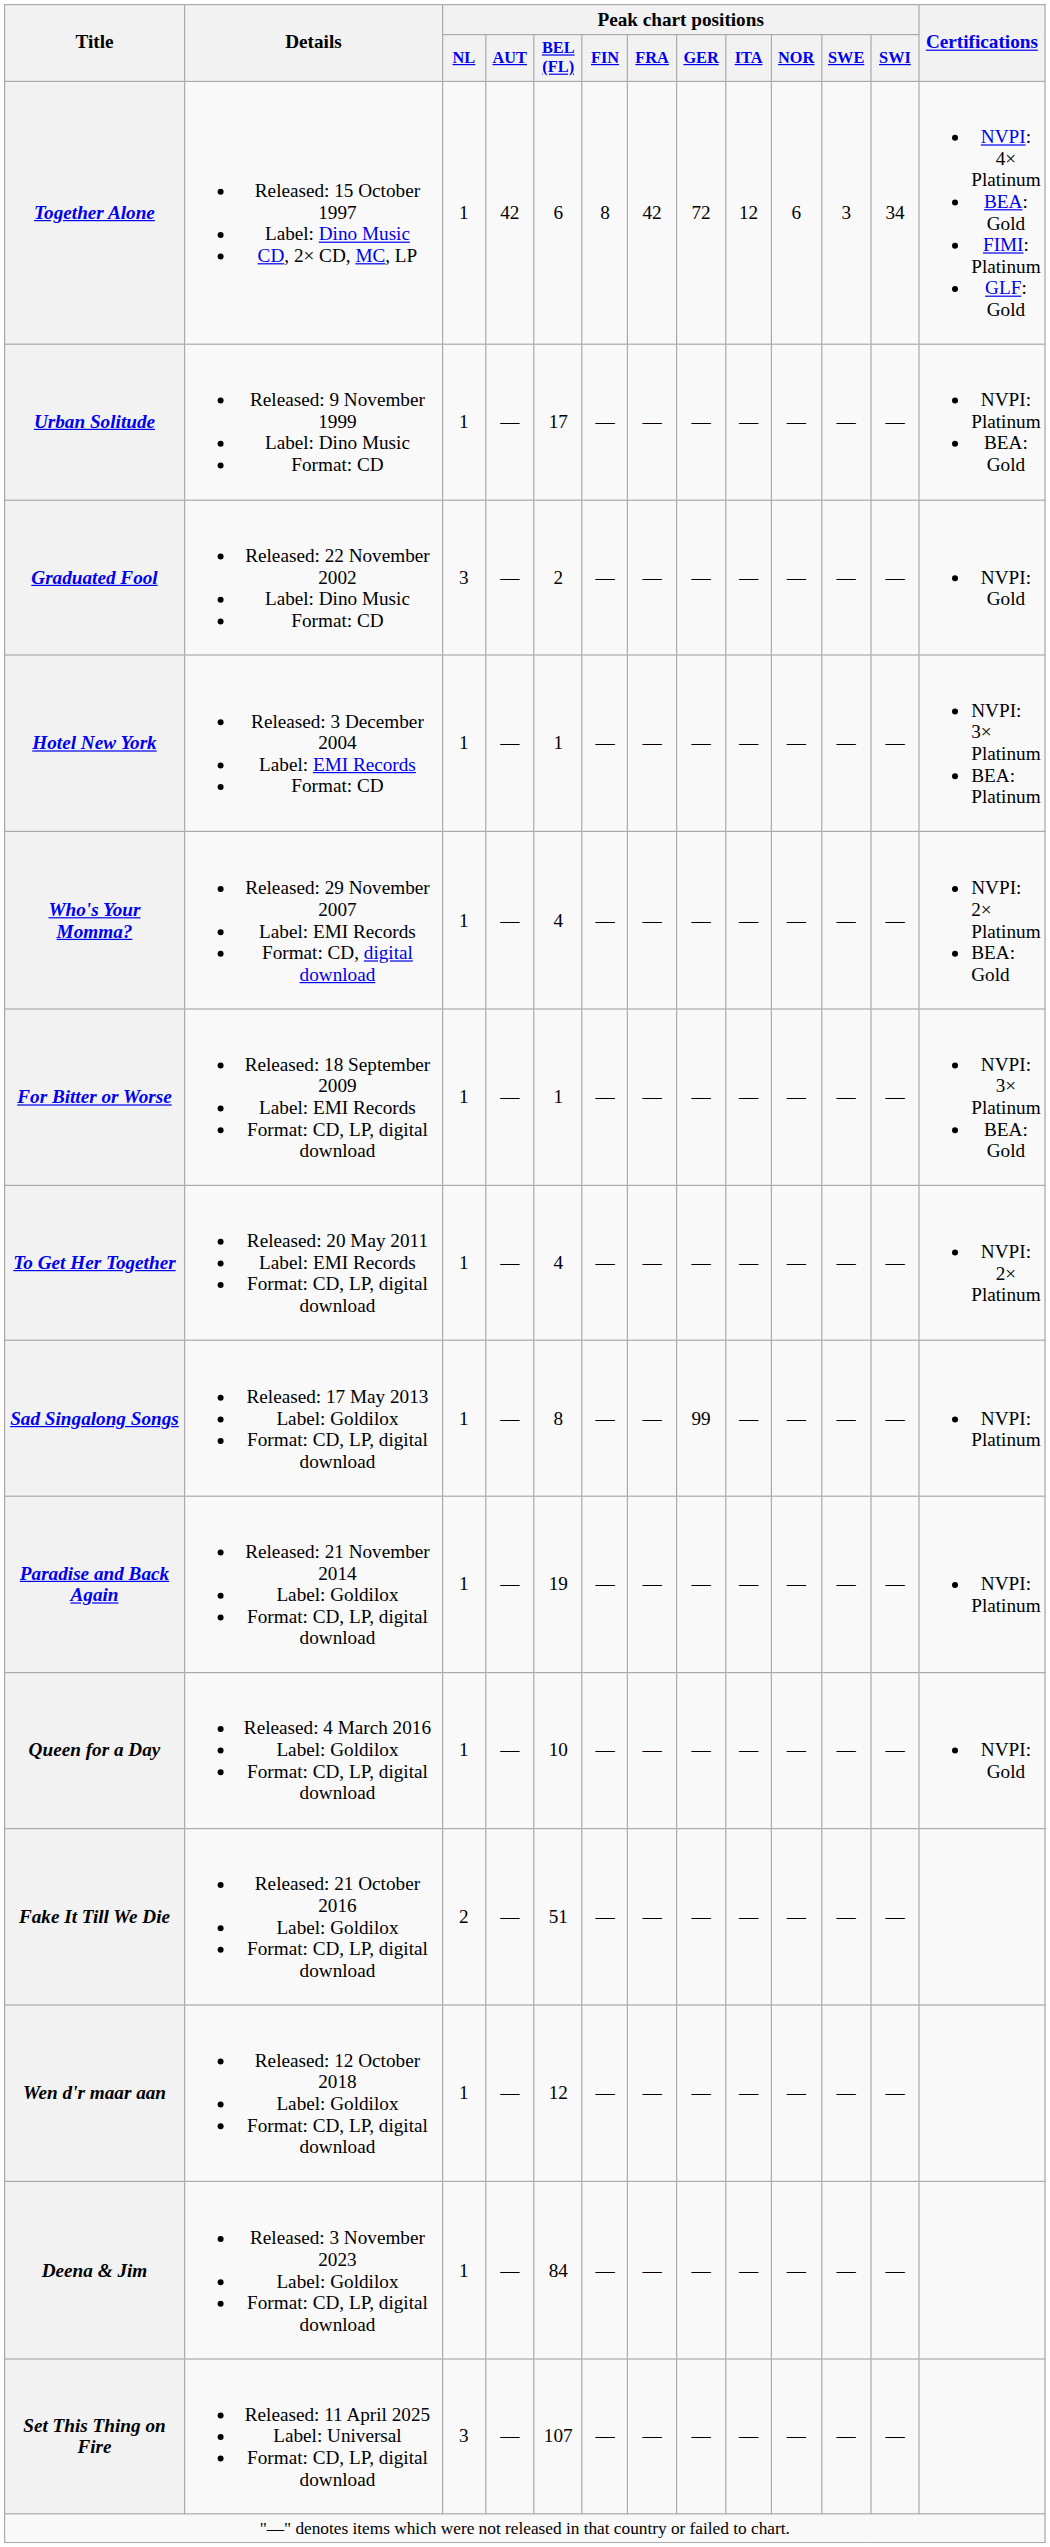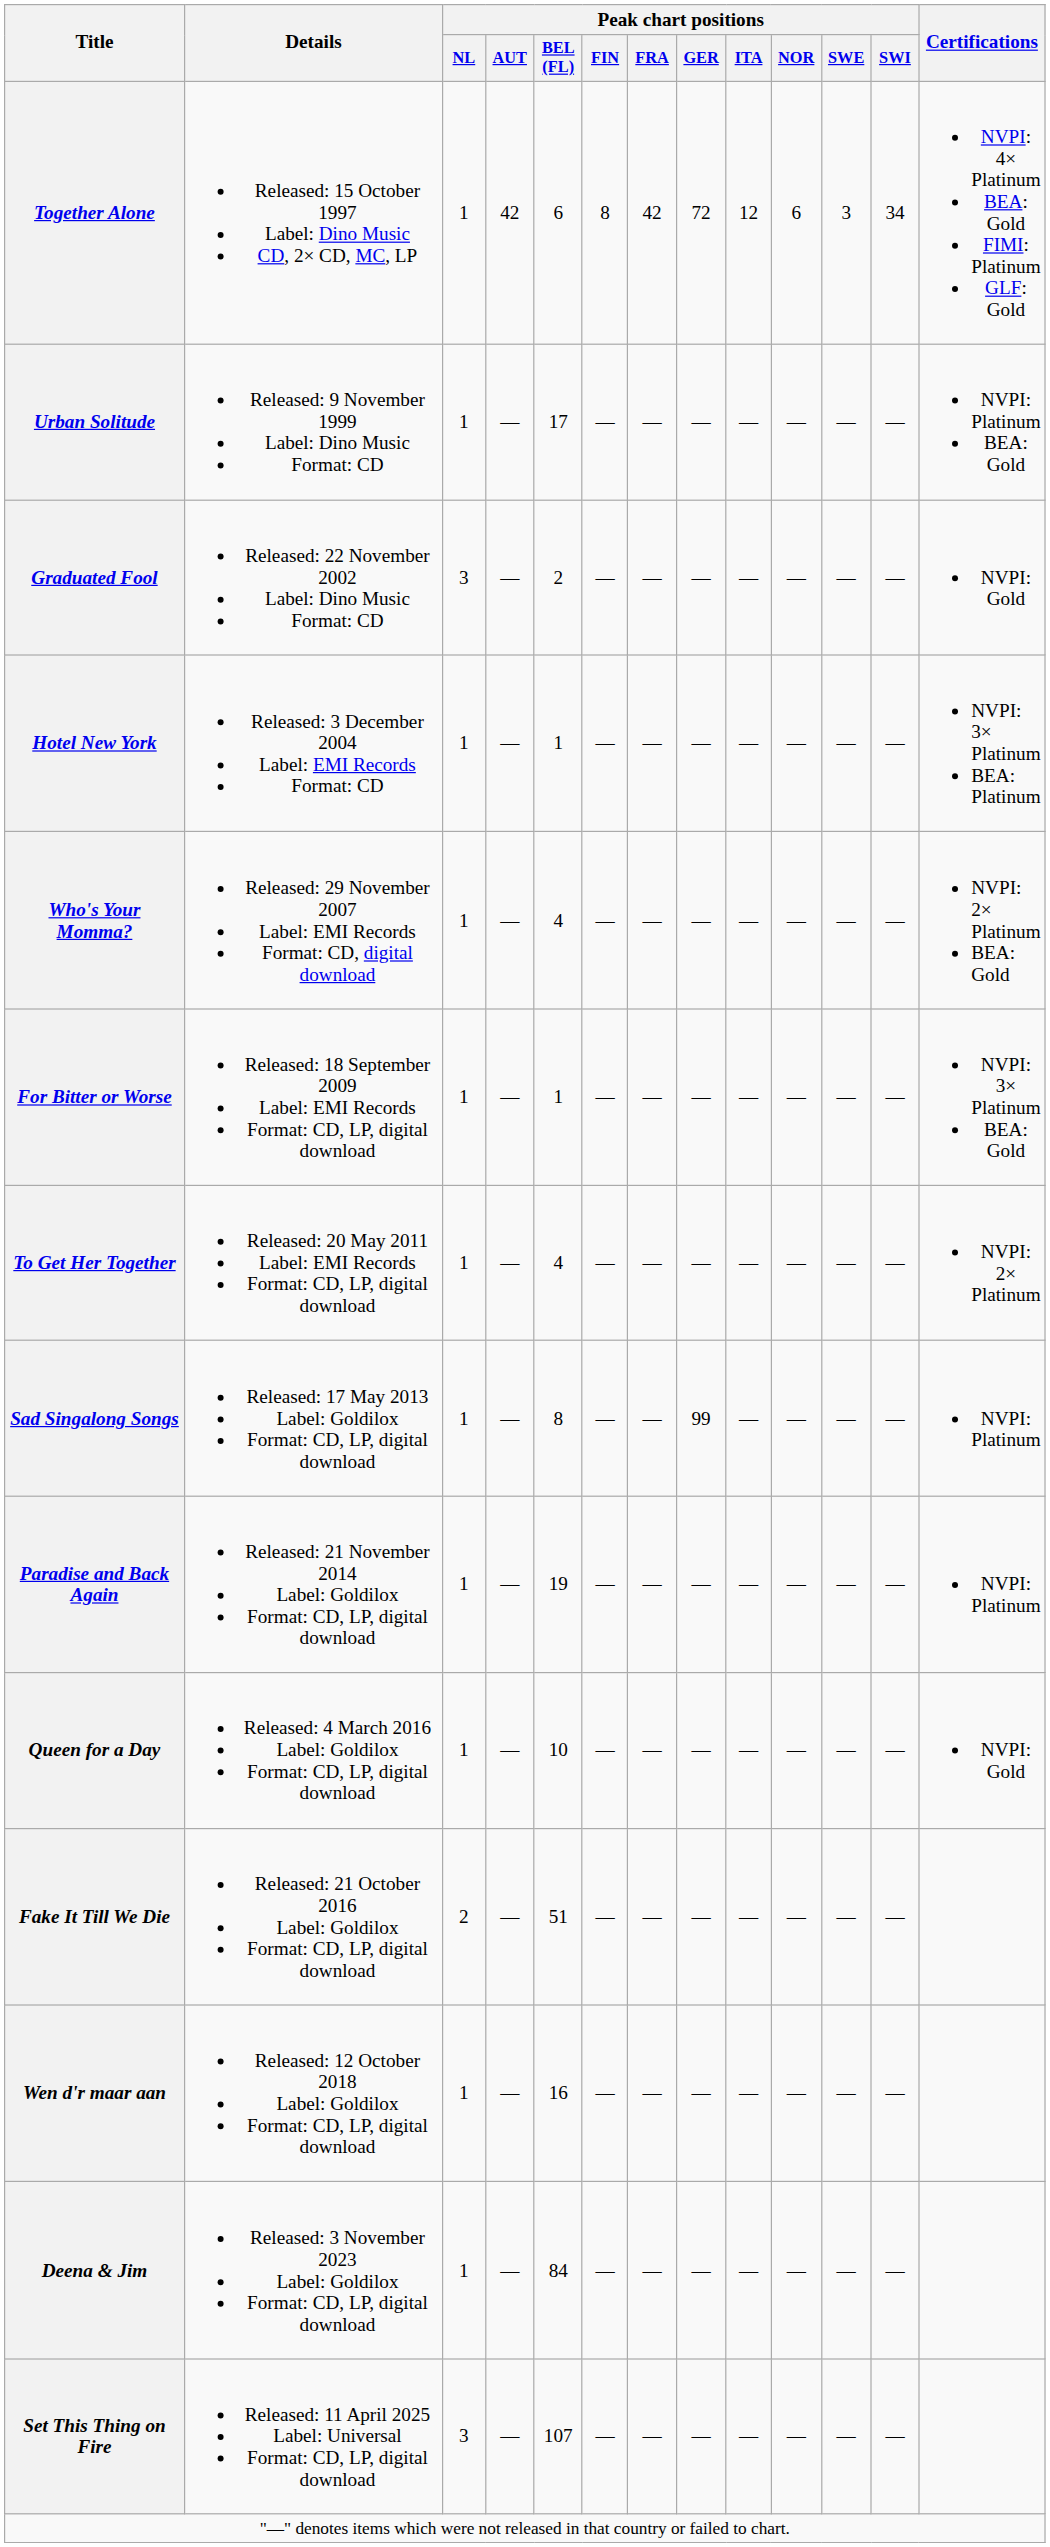(558, 2093) 12 -> (558, 2093) 16
